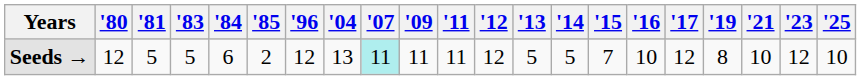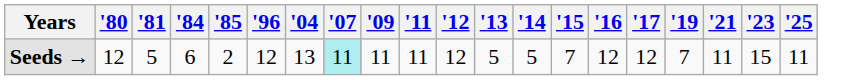- column: (190, 21)
(646, 56) 10 -> (608, 56) 12
(722, 56) 8 -> (684, 56) 7
(761, 56) 10 -> (722, 56) 11
(799, 56) 12 -> (761, 56) 15
(837, 56) 10 -> (799, 56) 11
